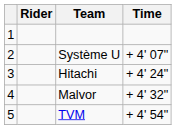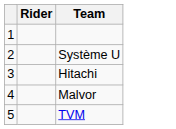- column: (147, 14)
